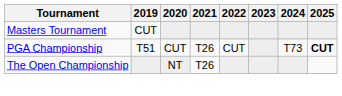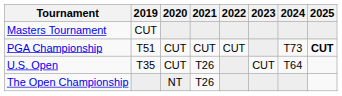(205, 48) T26 -> (205, 48) CUT
+ row: (32, 65)
